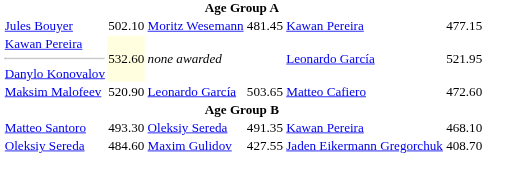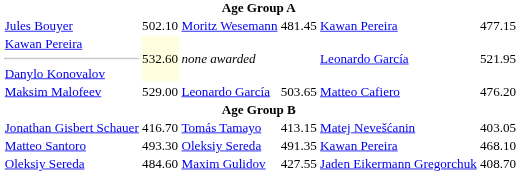(126, 91) 520.90 -> (160, 91) 529.00
(464, 91) 472.60 -> (498, 91) 476.20
+ row: (72, 127)
